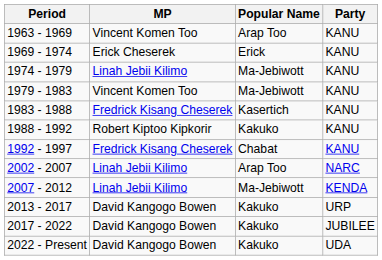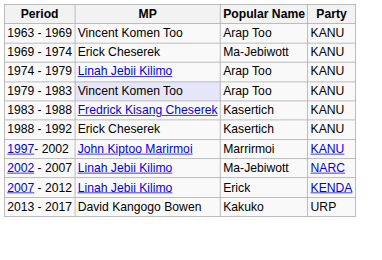(252, 52) Erick -> (256, 52) Ma-Jebiwott
(271, 71) Ma-Jebiwott -> (247, 71) Arap Too
(145, 91) no background -> (130, 91) lavender background
(271, 91) Ma-Jebiwott -> (247, 91) Arap Too
(152, 129) Robert Kiptoo Kipkorir -> (119, 129) Erick Cheserek
(258, 129) Kakuko -> (249, 129) Kasertich
- row: (40, 149)
+ row: (38, 149)
(262, 168) Arap Too -> (256, 168) Ma-Jebiwott
(271, 187) Ma-Jebiwott -> (237, 187) Erick
- row: (40, 226)
- row: (47, 245)
